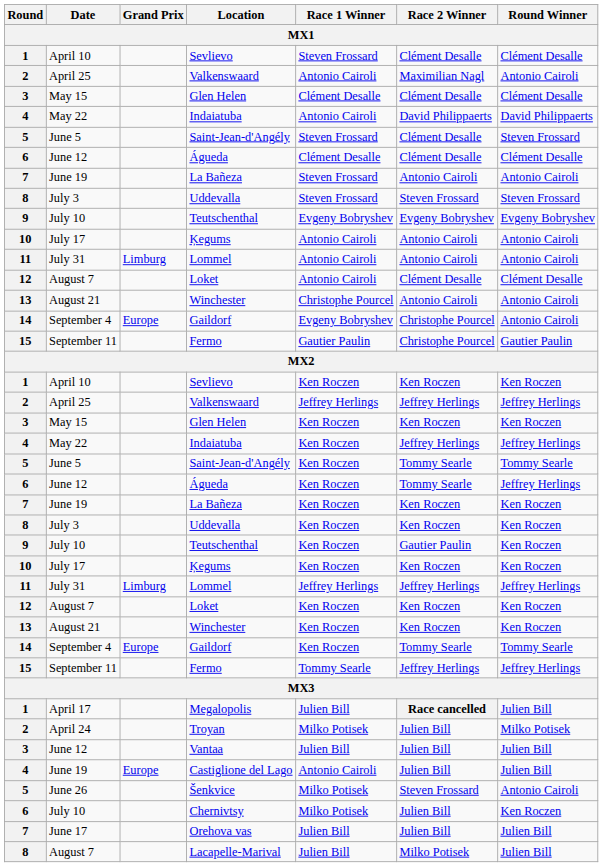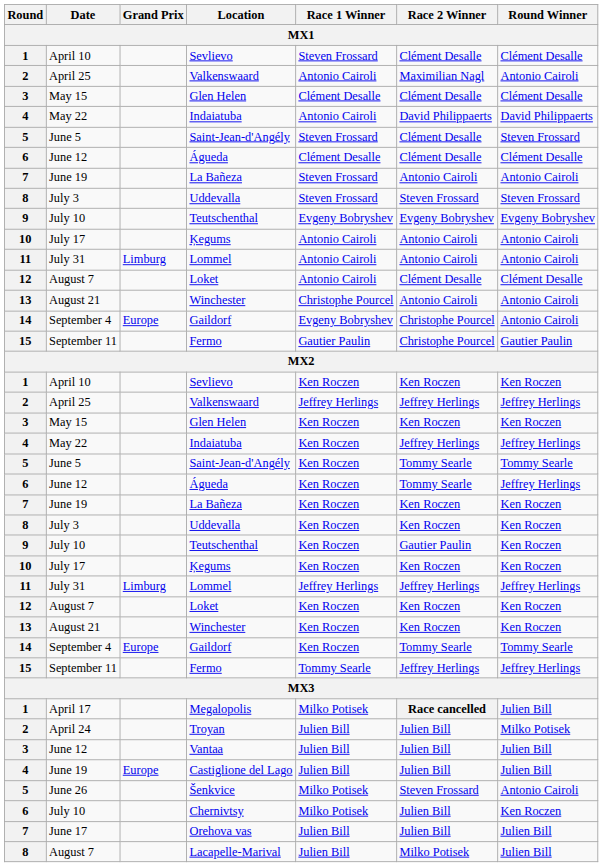(324, 708) Julien Bill -> (333, 708) Milko Potisek
(333, 728) Milko Potisek -> (324, 728) Julien Bill
(337, 769) Antonio Cairoli -> (324, 769) Julien Bill
